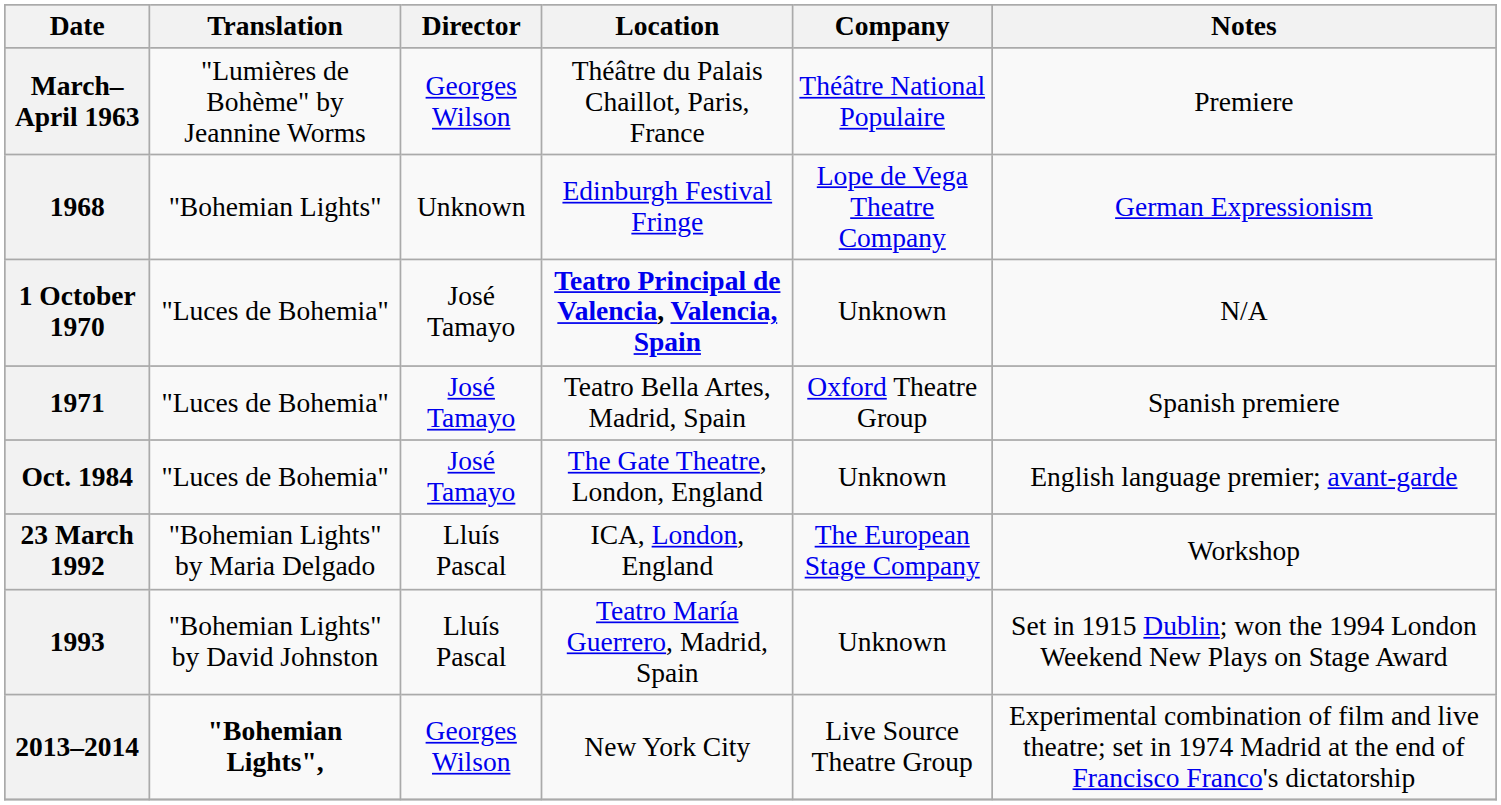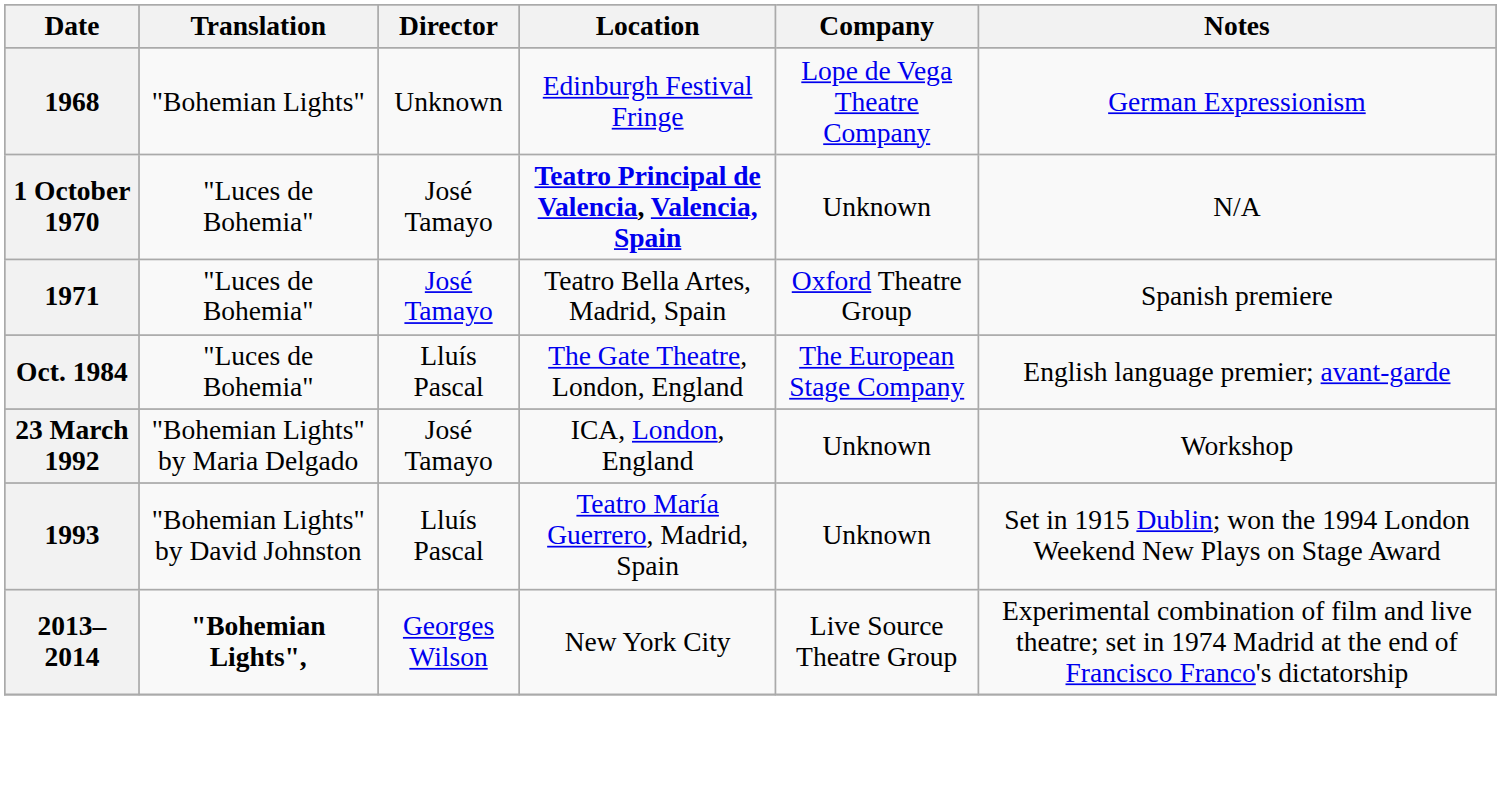- row: (77, 100)
(471, 476) José Tamayo -> (449, 371) Lluís Pascal
(892, 476) Unknown -> (877, 371) The European Stage Company
(471, 551) Lluís Pascal -> (449, 445) José Tamayo
(892, 551) The European Stage Company -> (877, 445) Unknown
